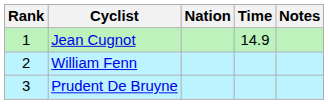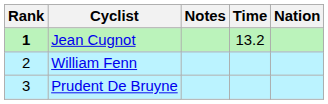columns swapped: (208, 16) <-> (300, 16)
(26, 39) normal -> (26, 39) bold
(255, 39) 14.9 -> (250, 39) 13.2
